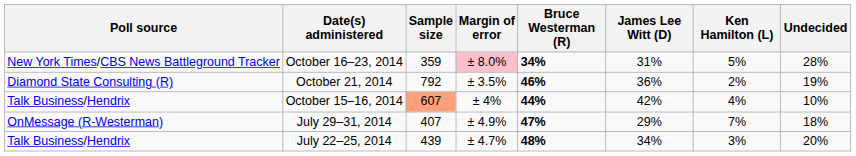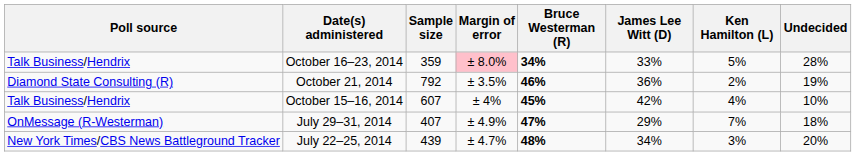(144, 62) New York Times/CBS News Battleground Tracker -> (69, 62) Talk Business/Hendrix
(649, 62) 31% -> (649, 62) 33%
(431, 101) lightsalmon background -> (431, 101) no background
(533, 101) 44% -> (533, 101) 45%
(69, 141) Talk Business/Hendrix -> (144, 141) New York Times/CBS News Battleground Tracker
